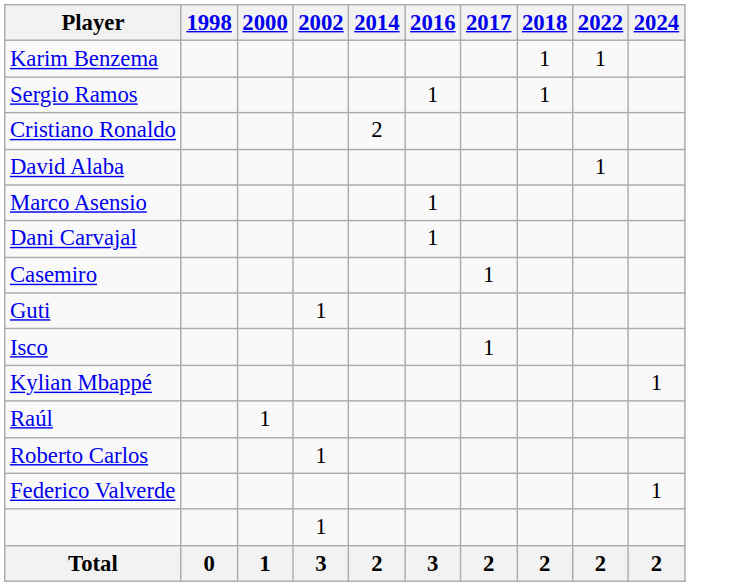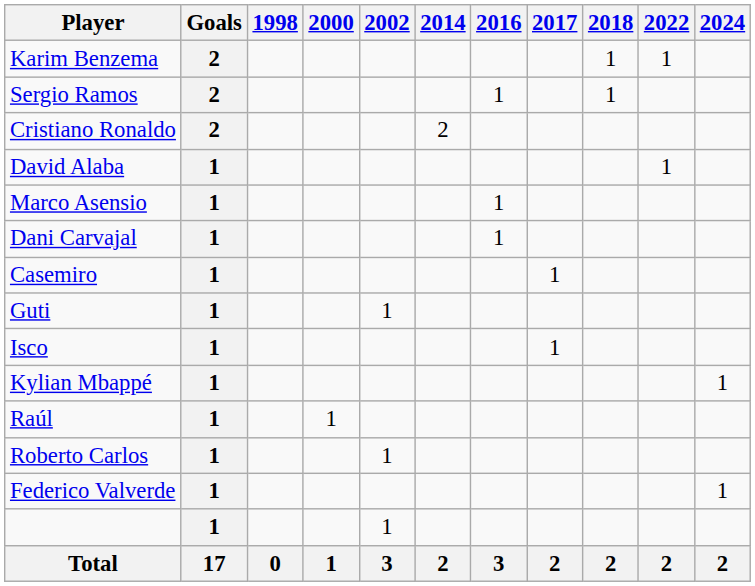+ column: (214, 22)
